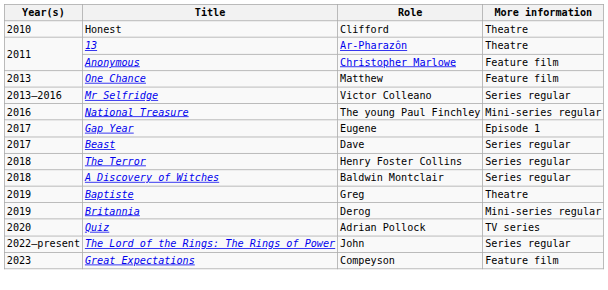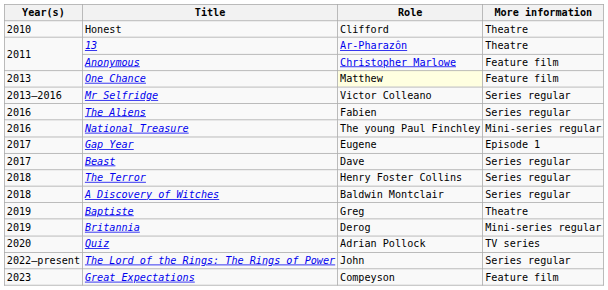(361, 79) no background -> (361, 79) lightyellow background
+ row: (115, 112)
